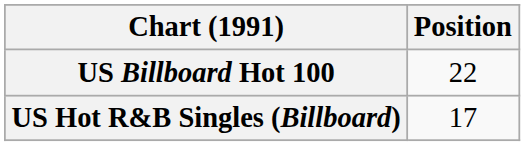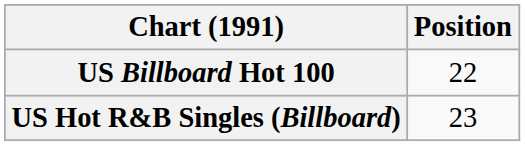(463, 117) 17 -> (463, 117) 23
